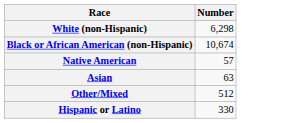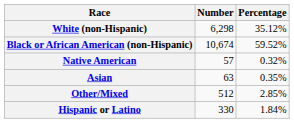+ column: (262, 12)
